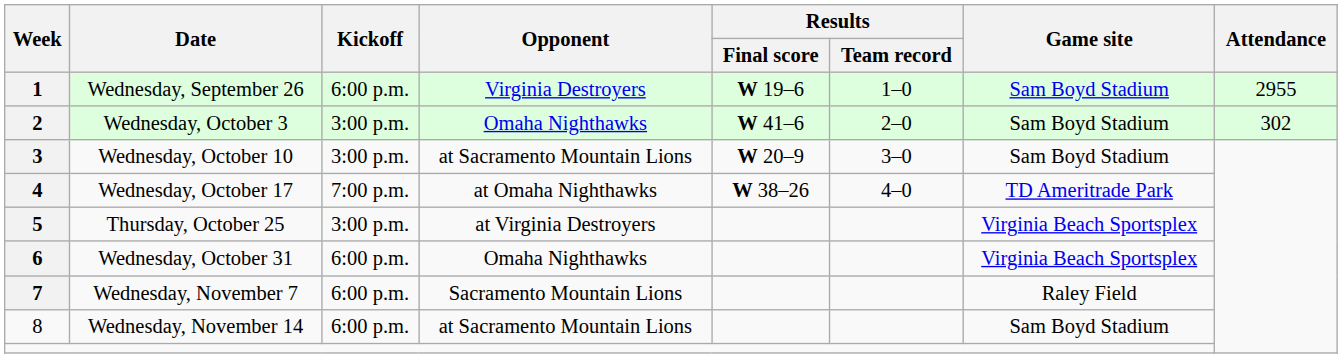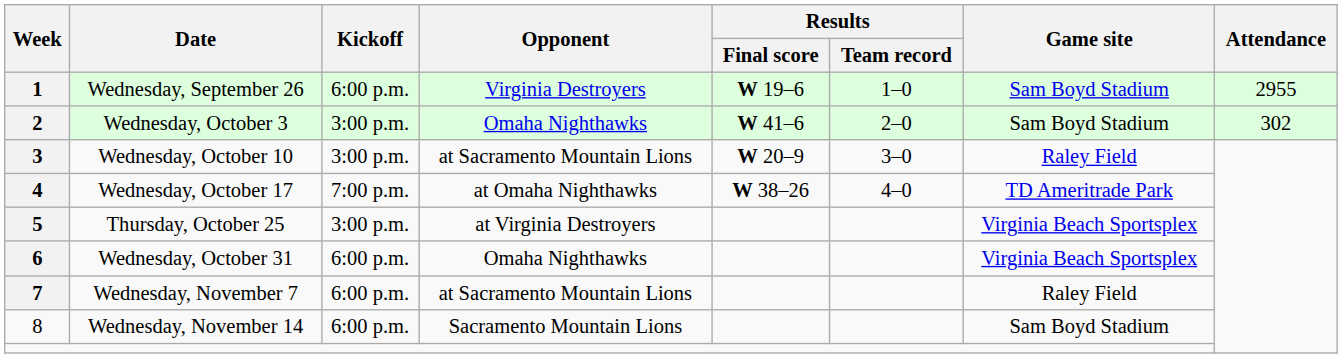(1089, 156) Sam Boyd Stadium -> (1089, 156) Raley Field
(565, 292) Sacramento Mountain Lions -> (565, 292) at Sacramento Mountain Lions
(565, 326) at Sacramento Mountain Lions -> (565, 326) Sacramento Mountain Lions
